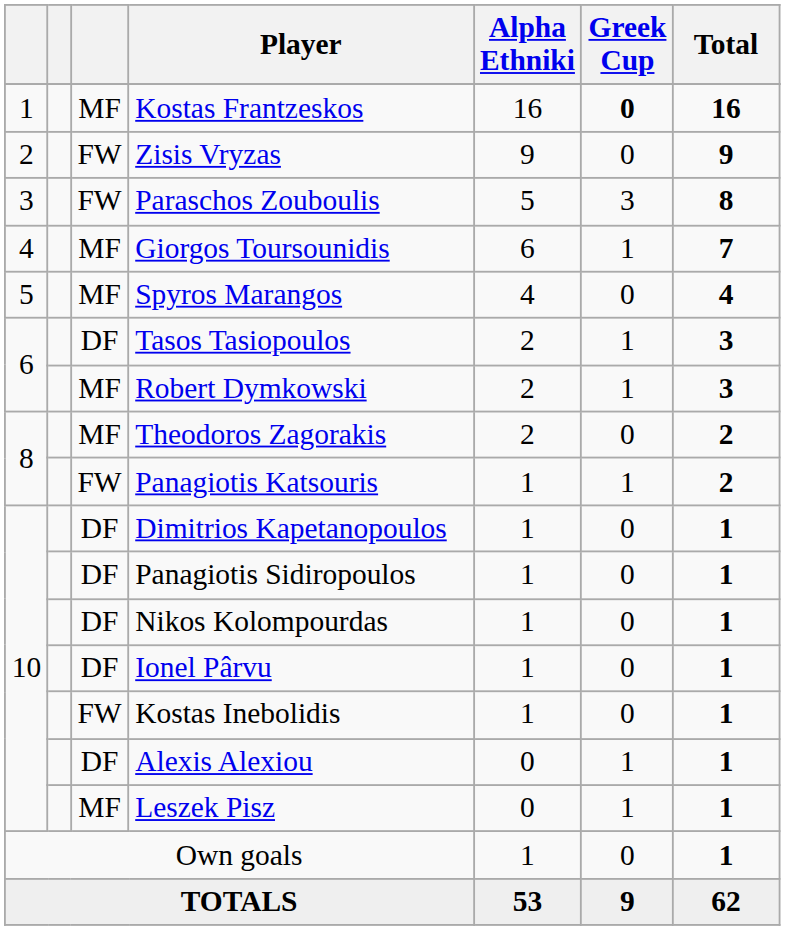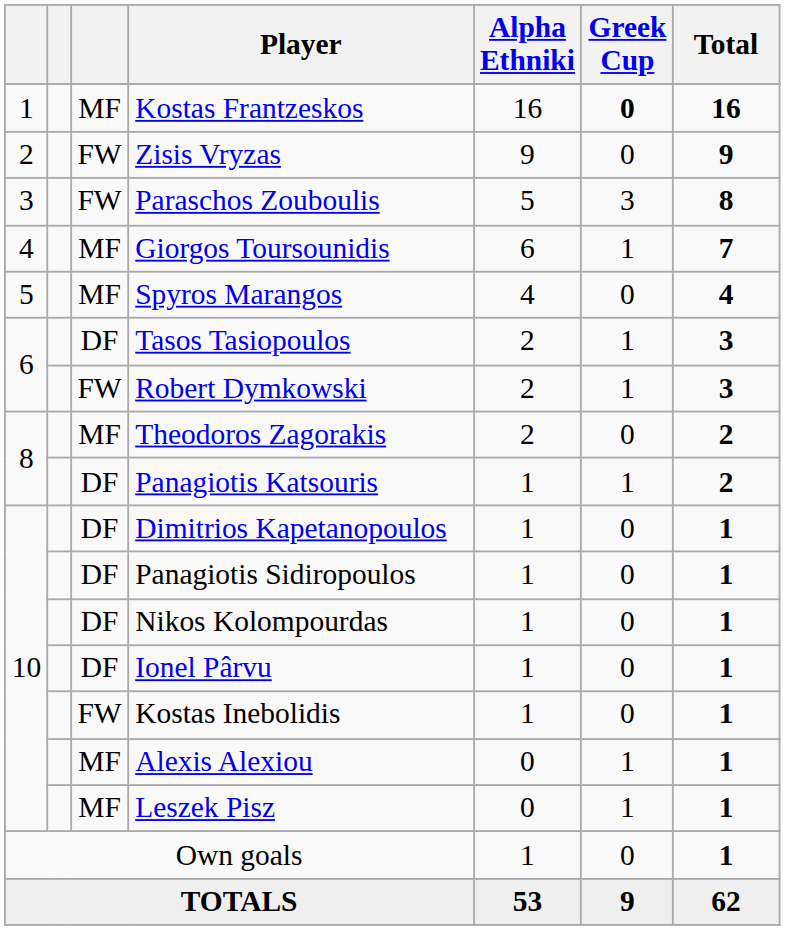(100, 387) MF -> (100, 387) FW
(100, 481) FW -> (100, 481) DF
(100, 761) DF -> (100, 761) MF
